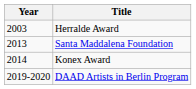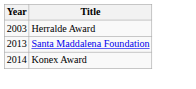- row: (122, 76)
